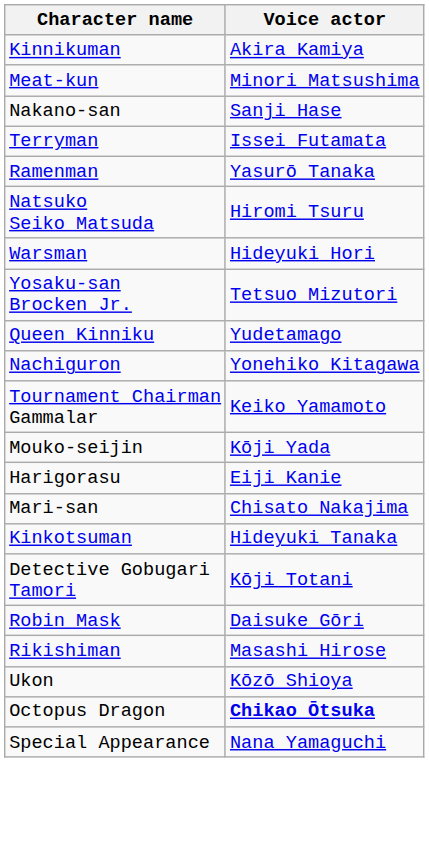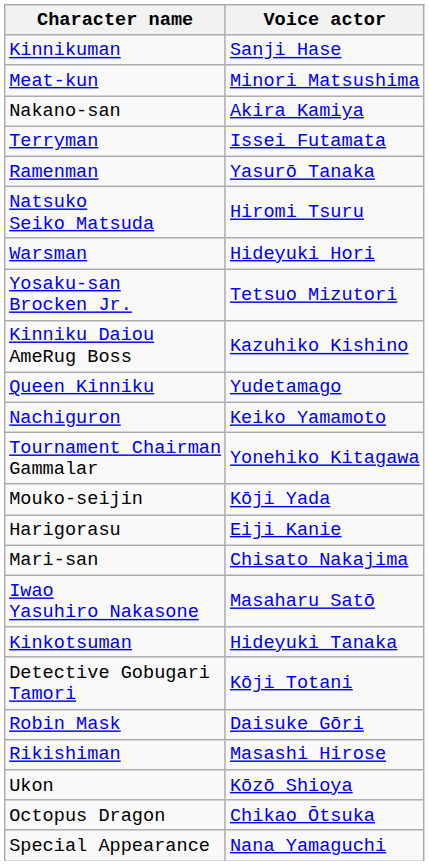(297, 50) Akira Kamiya -> (286, 50) Sanji Hase
(286, 111) Sanji Hase -> (297, 111) Akira Kamiya
+ row: (82, 346)
(325, 366) Yonehiko Kitagawa -> (308, 417) Keiko Yamamoto
(308, 407) Keiko Yamamoto -> (325, 459) Yonehiko Kitagawa
+ row: (104, 601)
(302, 712) bold -> (302, 815) normal
